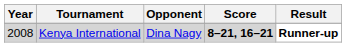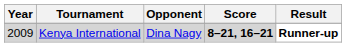(20, 33) 2008 -> (20, 33) 2009
